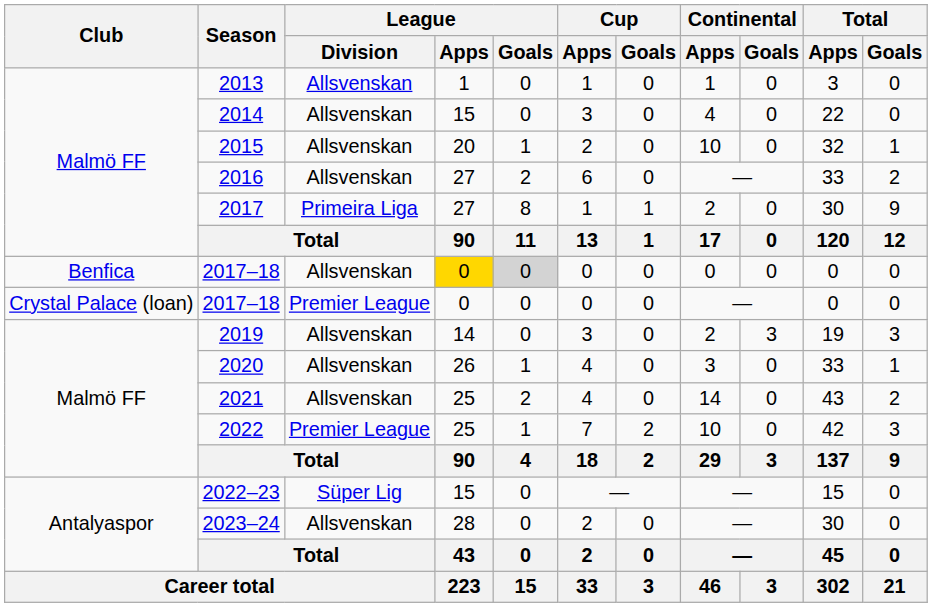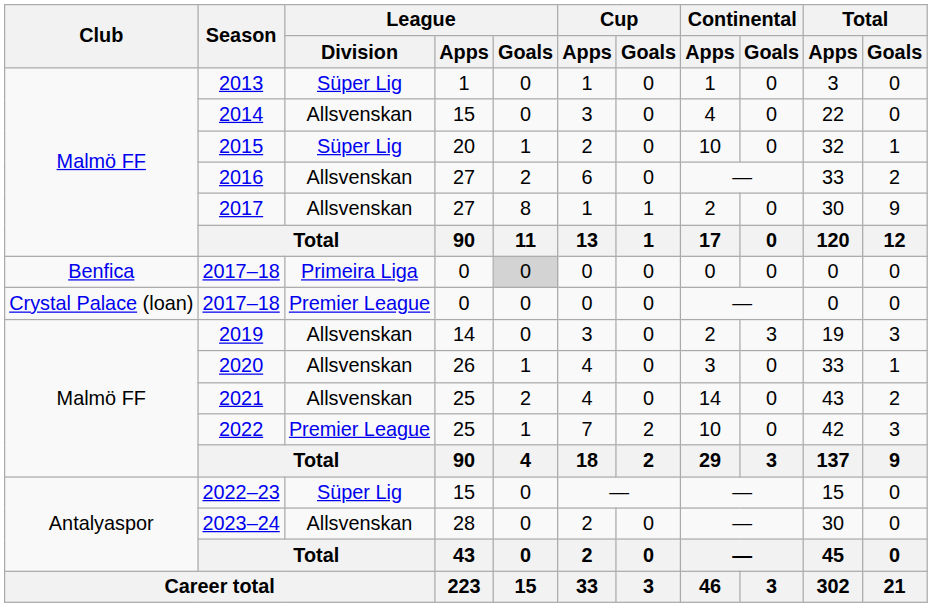(359, 83) Allsvenskan -> (359, 83) Süper Lig
(359, 146) Allsvenskan -> (359, 146) Süper Lig
(359, 209) Primeira Liga -> (359, 209) Allsvenskan
(359, 271) Allsvenskan -> (359, 271) Primeira Liga
(464, 271) gold background -> (464, 271) no background
